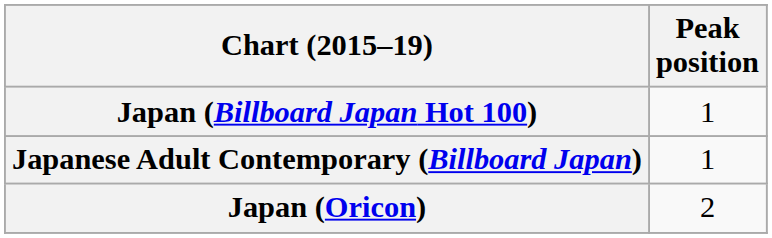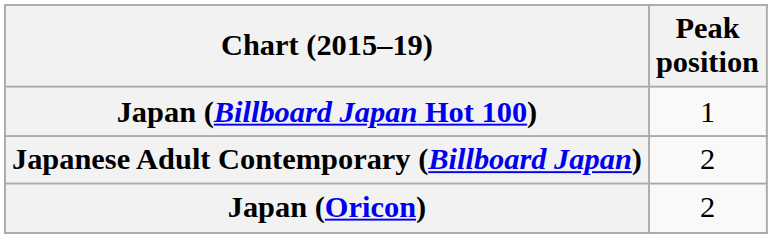(708, 159) 1 -> (708, 159) 2
